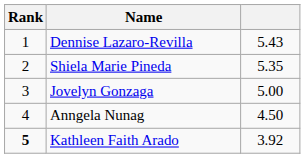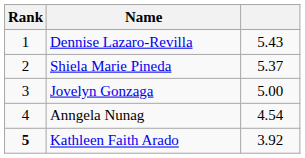(270, 66) 5.35 -> (270, 66) 5.37
(270, 116) 4.50 -> (270, 116) 4.54
